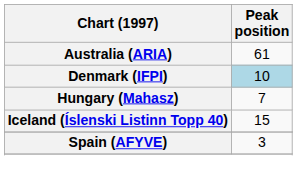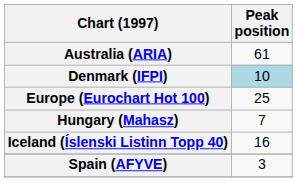+ row: (118, 98)
(262, 120) 15 -> (262, 143) 16
